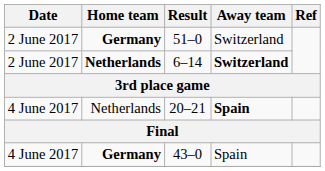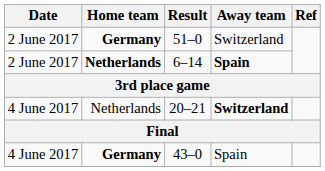(251, 62) Switzerland -> (232, 62) Spain
(232, 108) Spain -> (251, 108) Switzerland
